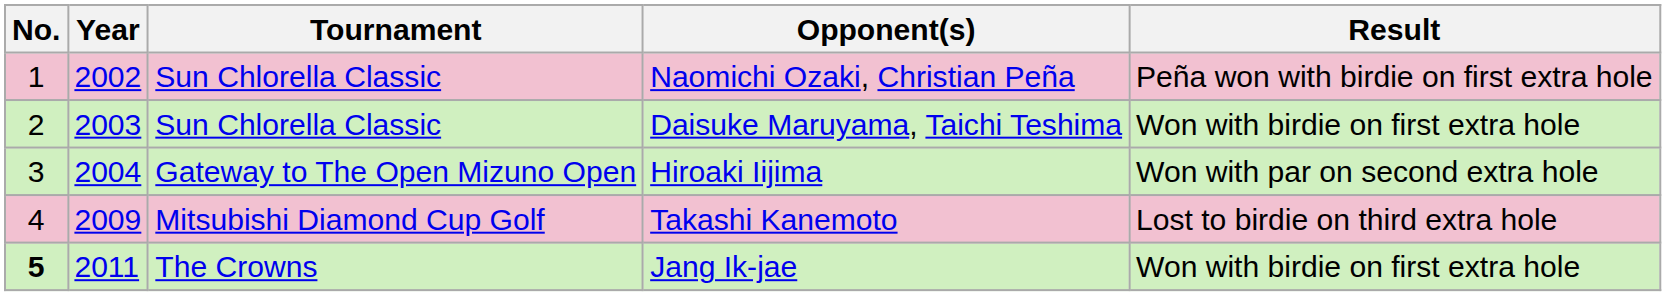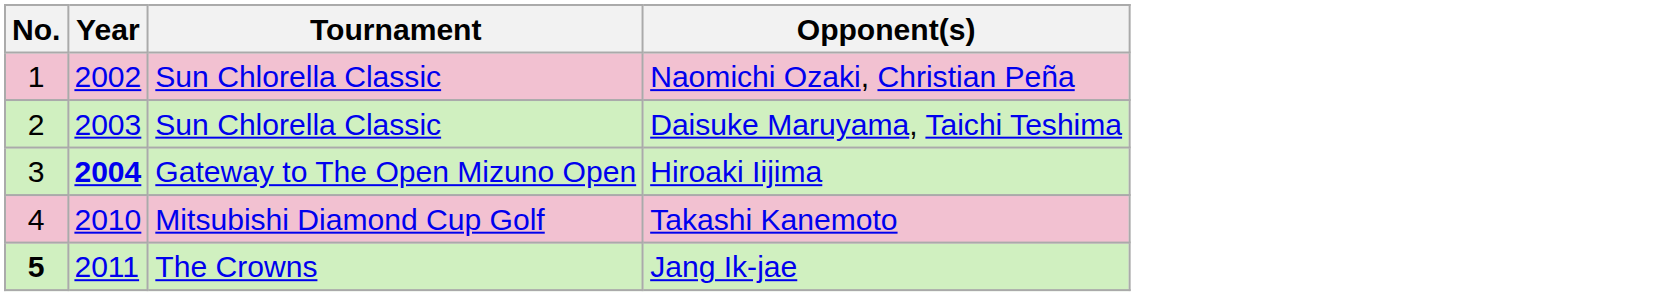- column: (1394, 29)
(108, 172) normal -> (108, 172) bold
(108, 220) 2009 -> (108, 220) 2010
